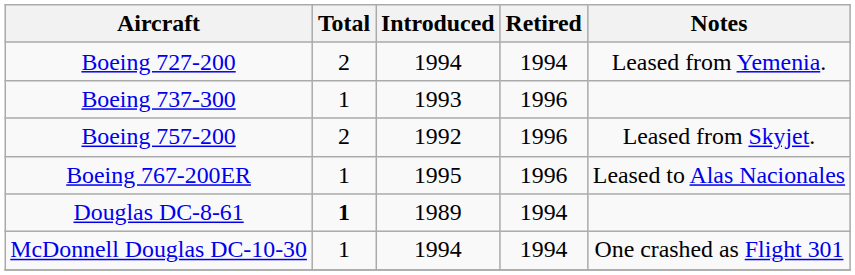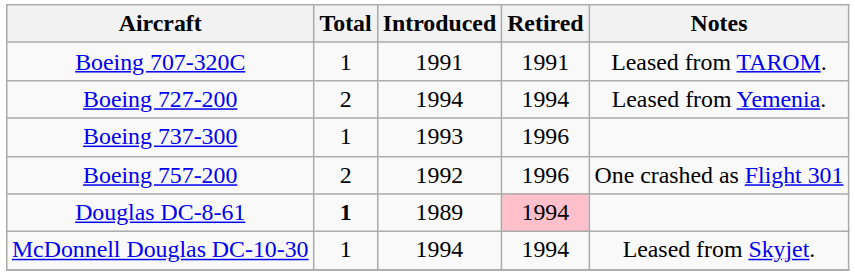+ row: (160, 61)
(719, 136) Leased from Skyjet. -> (719, 174) One crashed as Flight 301
- row: (159, 174)
(544, 212) no background -> (545, 212) pink background
(719, 250) One crashed as Flight 301 -> (719, 250) Leased from Skyjet.
